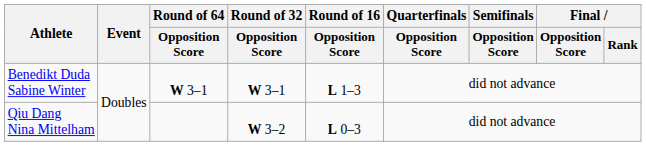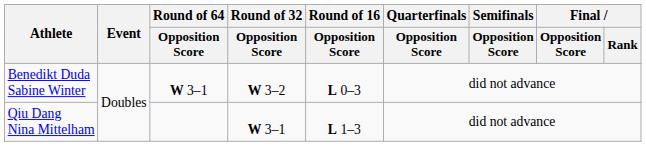(267, 91) W 3–1 -> (267, 91) W 3–2
(344, 91) L 1–3 -> (344, 91) L 0–3
(267, 130) W 3–2 -> (267, 130) W 3–1
(344, 130) L 0–3 -> (344, 130) L 1–3
